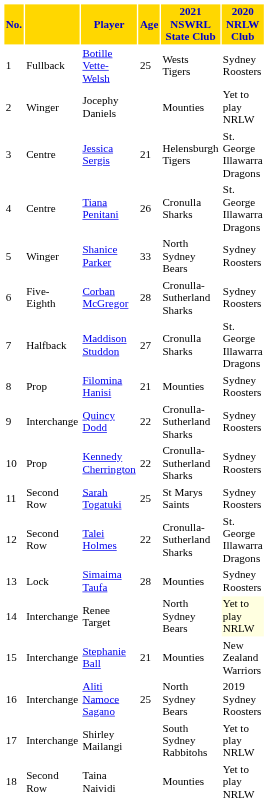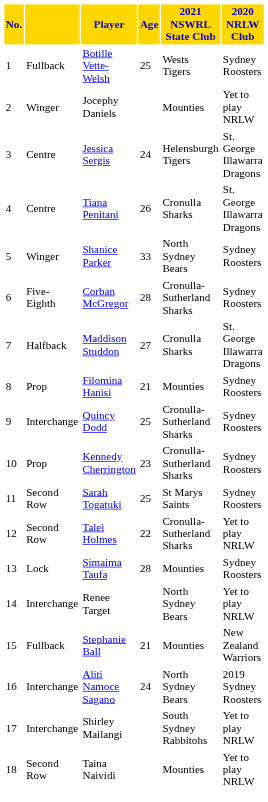(145, 154) 21 -> (145, 154) 24
(145, 421) 22 -> (145, 421) 25
(145, 463) 22 -> (145, 463) 23
(243, 539) St. George Illawarra Dragons -> (239, 533) Yet to play NRLW
(239, 616) lightyellow background -> (239, 604) no background
(52, 657) Interchange -> (45, 645) Fullback
(145, 699) 25 -> (145, 686) 24
